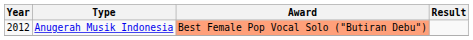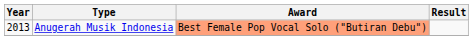(18, 28) 2012 -> (18, 28) 2013
